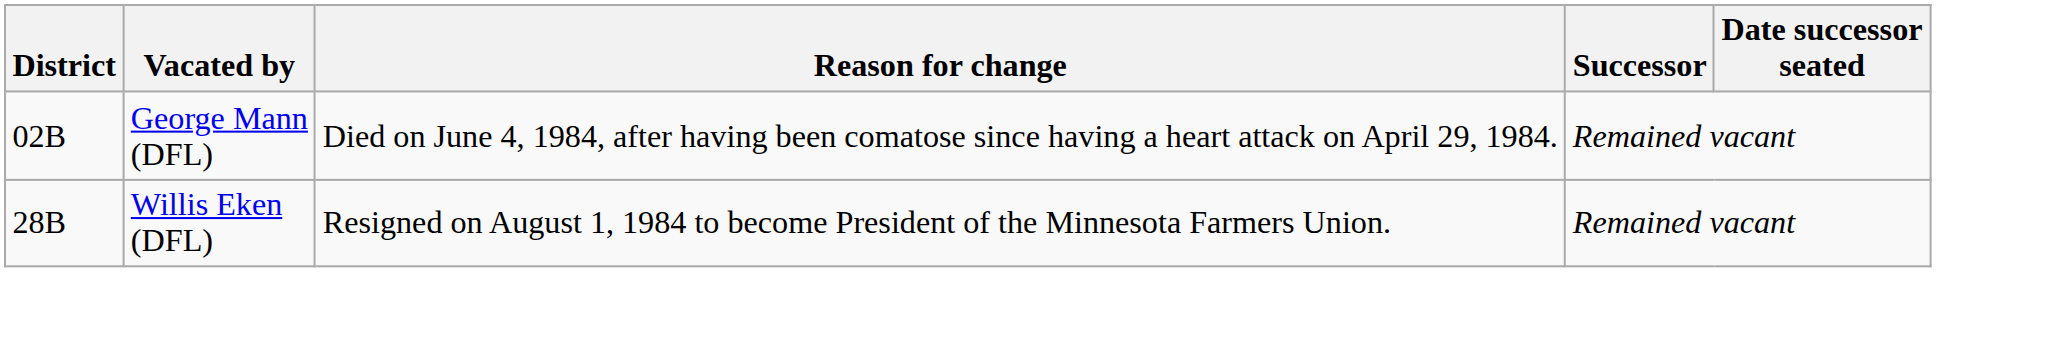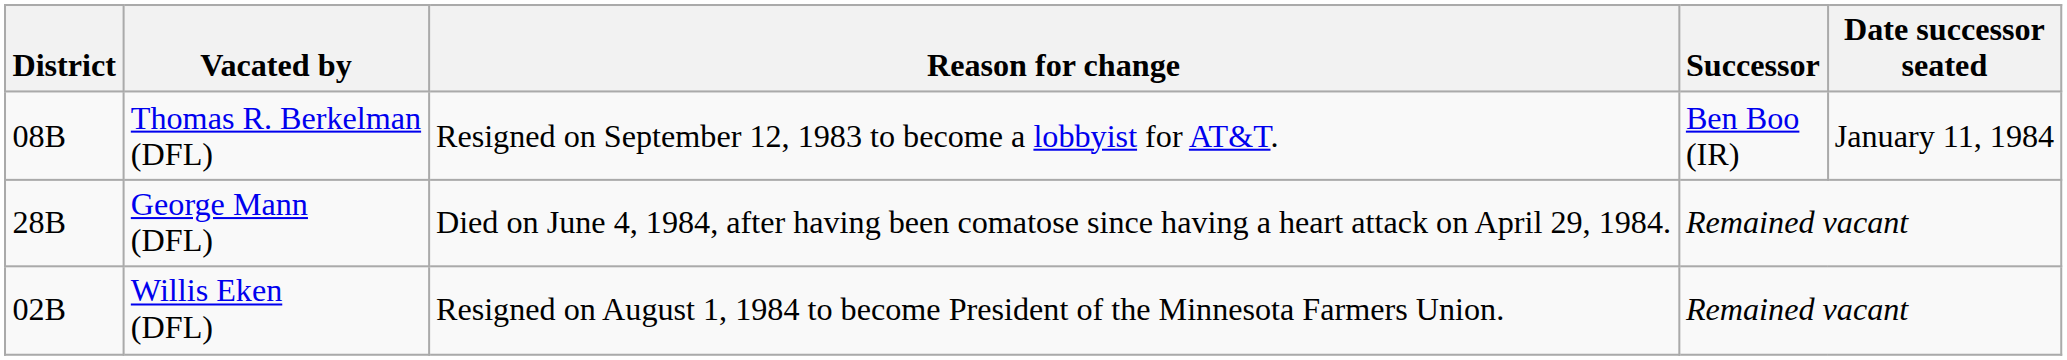+ row: (276, 135)
(39, 135) 02B -> (39, 222) 28B
(39, 222) 28B -> (39, 309) 02B
